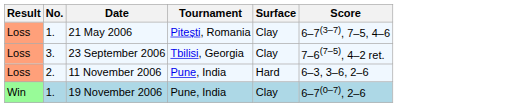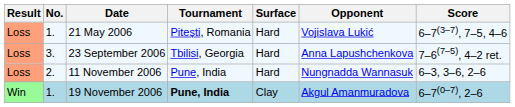+ column: (357, 12)
(267, 32) Clay -> (268, 32) Hard
(267, 53) Clay -> (268, 53) Hard
(198, 91) normal -> (200, 91) bold
